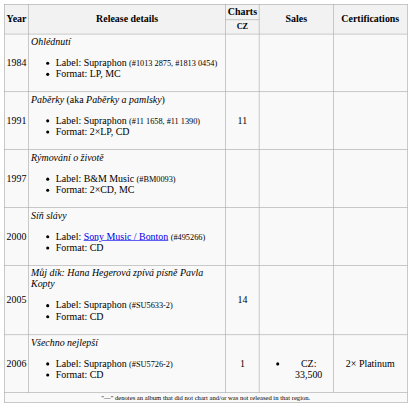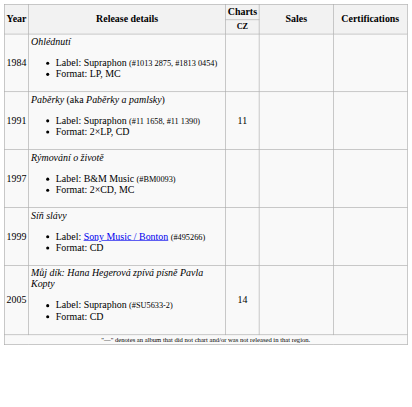(17, 236) 2000 -> (17, 236) 1999
- row: (127, 358)
